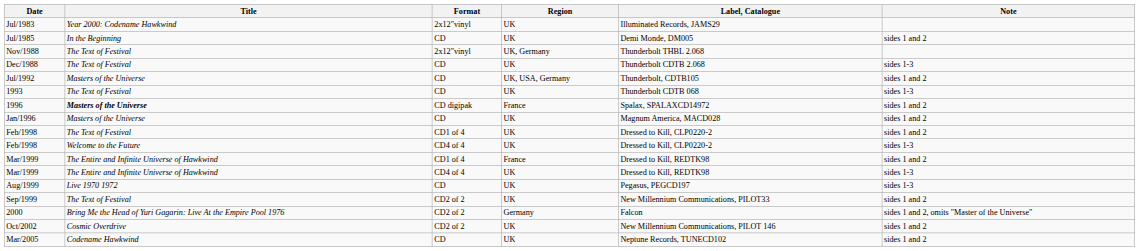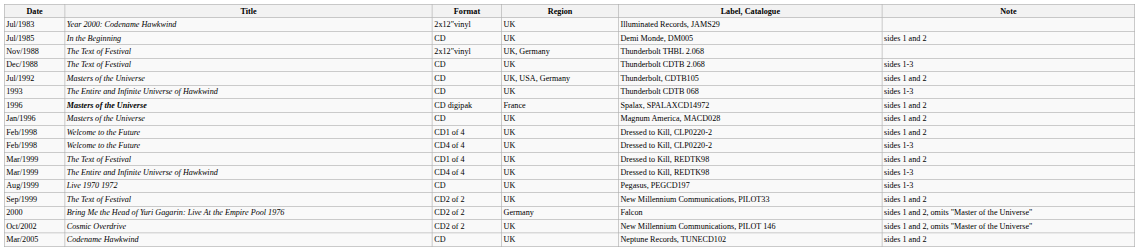(99, 91) The Text of Festival -> (142, 91) The Entire and Infinite Universe of Hawkwind
(99, 131) The Text of Festival -> (104, 131) Welcome to the Future
(142, 158) The Entire and Infinite Universe of Hawkwind -> (99, 158) The Text of Festival
(515, 158) France -> (509, 158) UK
(905, 226) sides 1 and 2 -> (958, 226) sides 1 and 2, omits "Master of the Universe"
